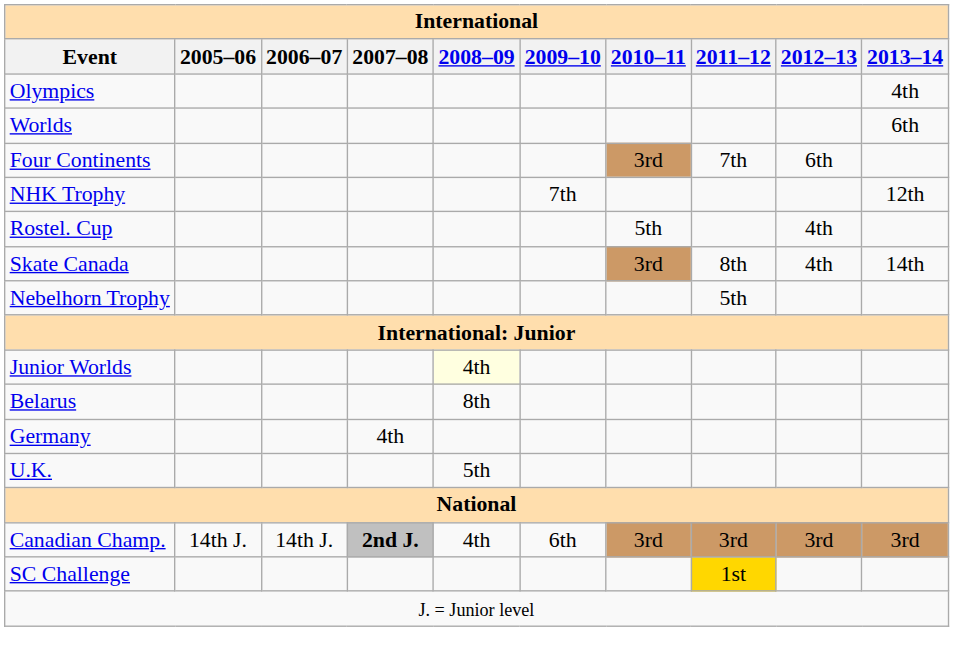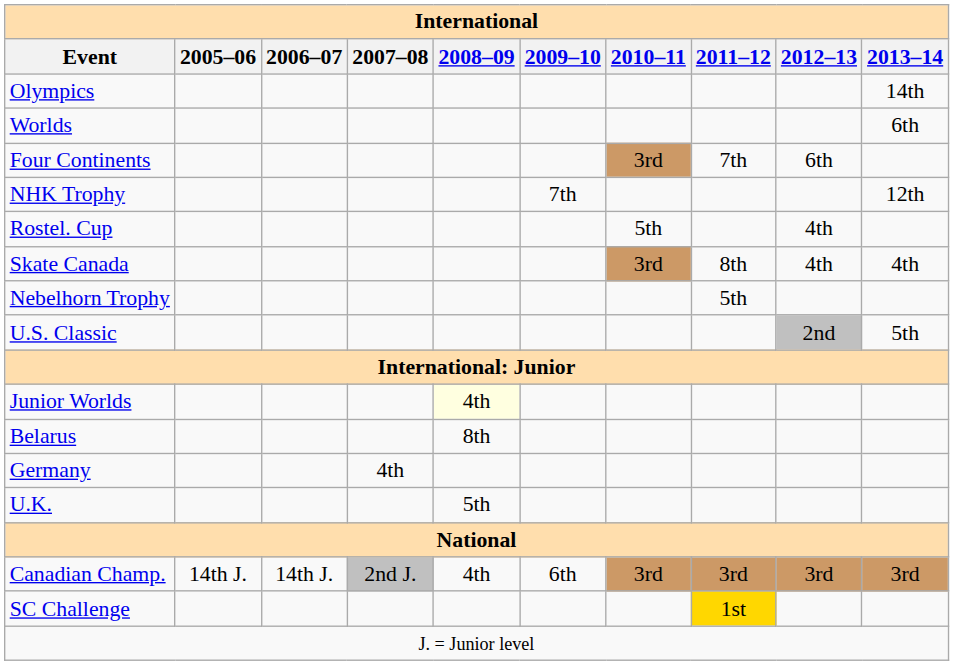(905, 90) 4th -> (905, 90) 14th
(905, 263) 14th -> (905, 263) 4th
+ row: (63, 332)
(390, 539) bold -> (390, 573) normal
